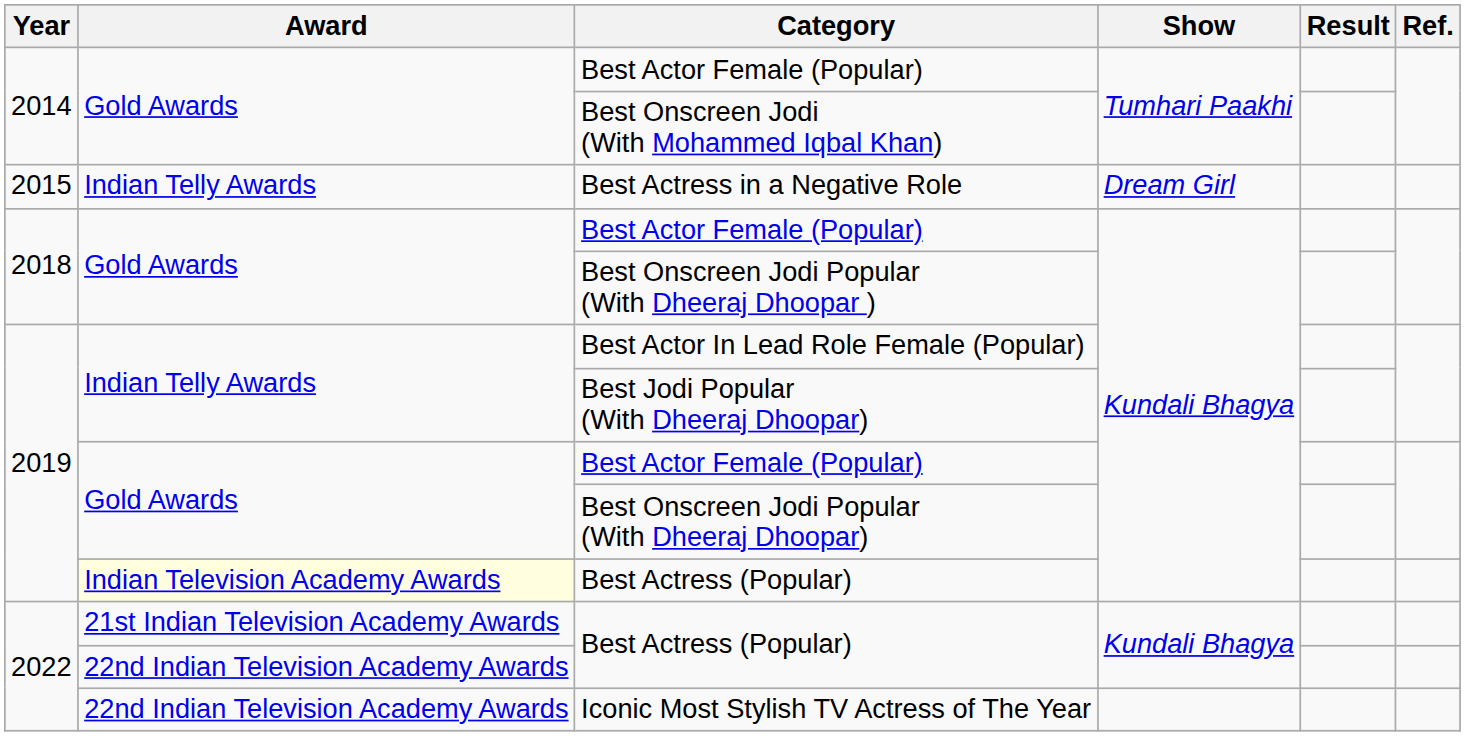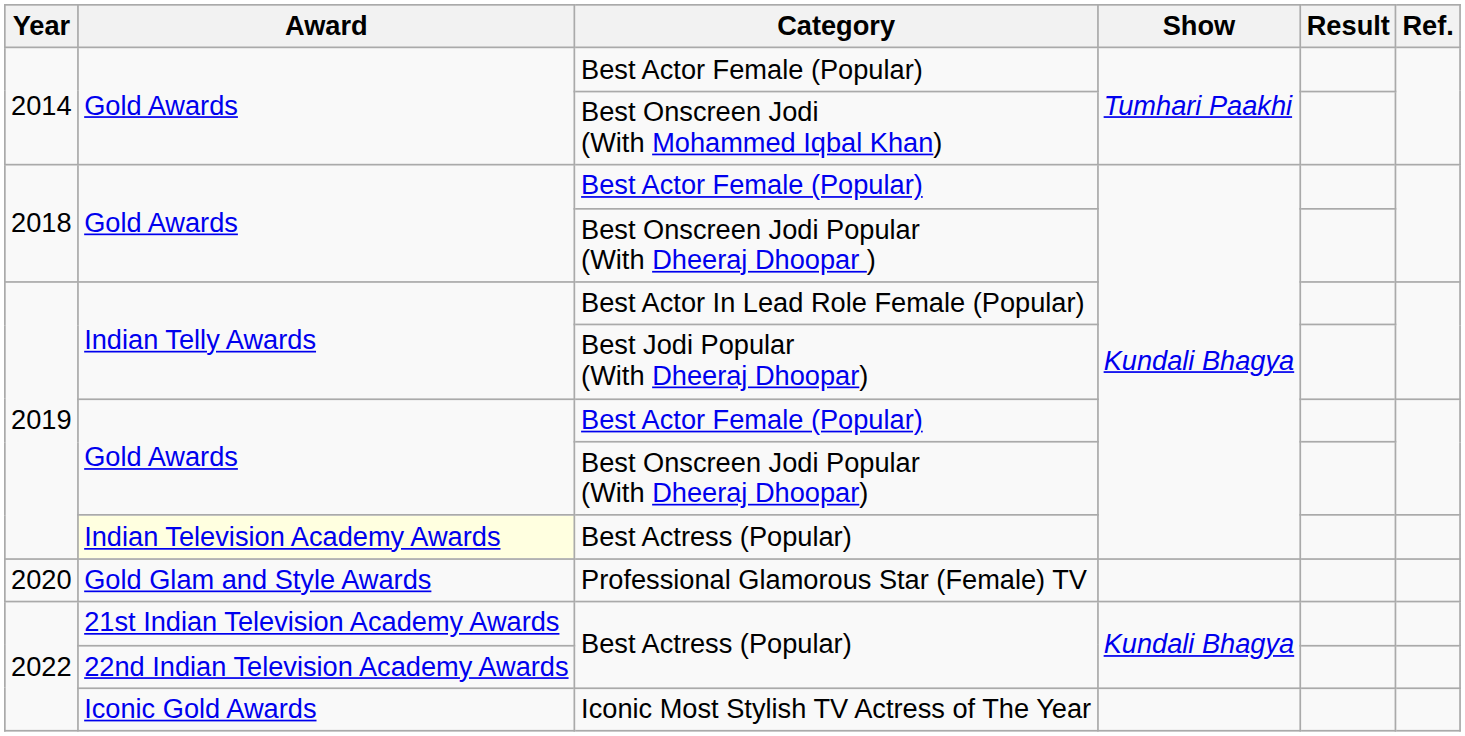- row: (41, 186)
+ row: (41, 579)
(326, 709) 22nd Indian Television Academy Awards -> (200, 709) Iconic Gold Awards
